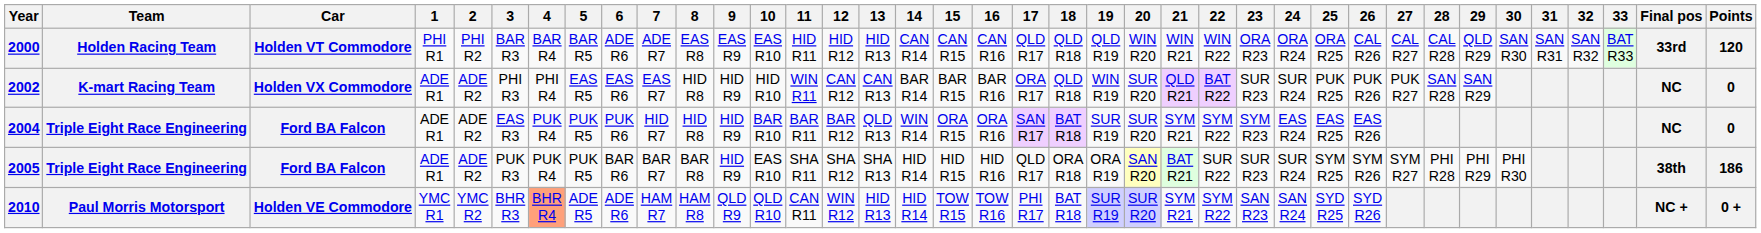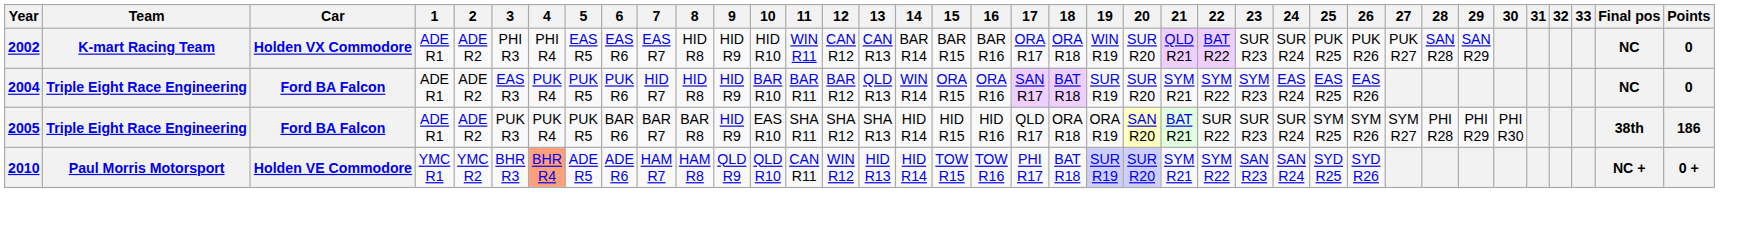- row: (24, 48)
(1068, 88) QLD R18 -> (1067, 48) ORA R18
